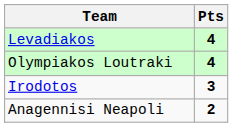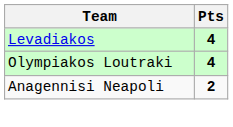- row: (43, 87)
